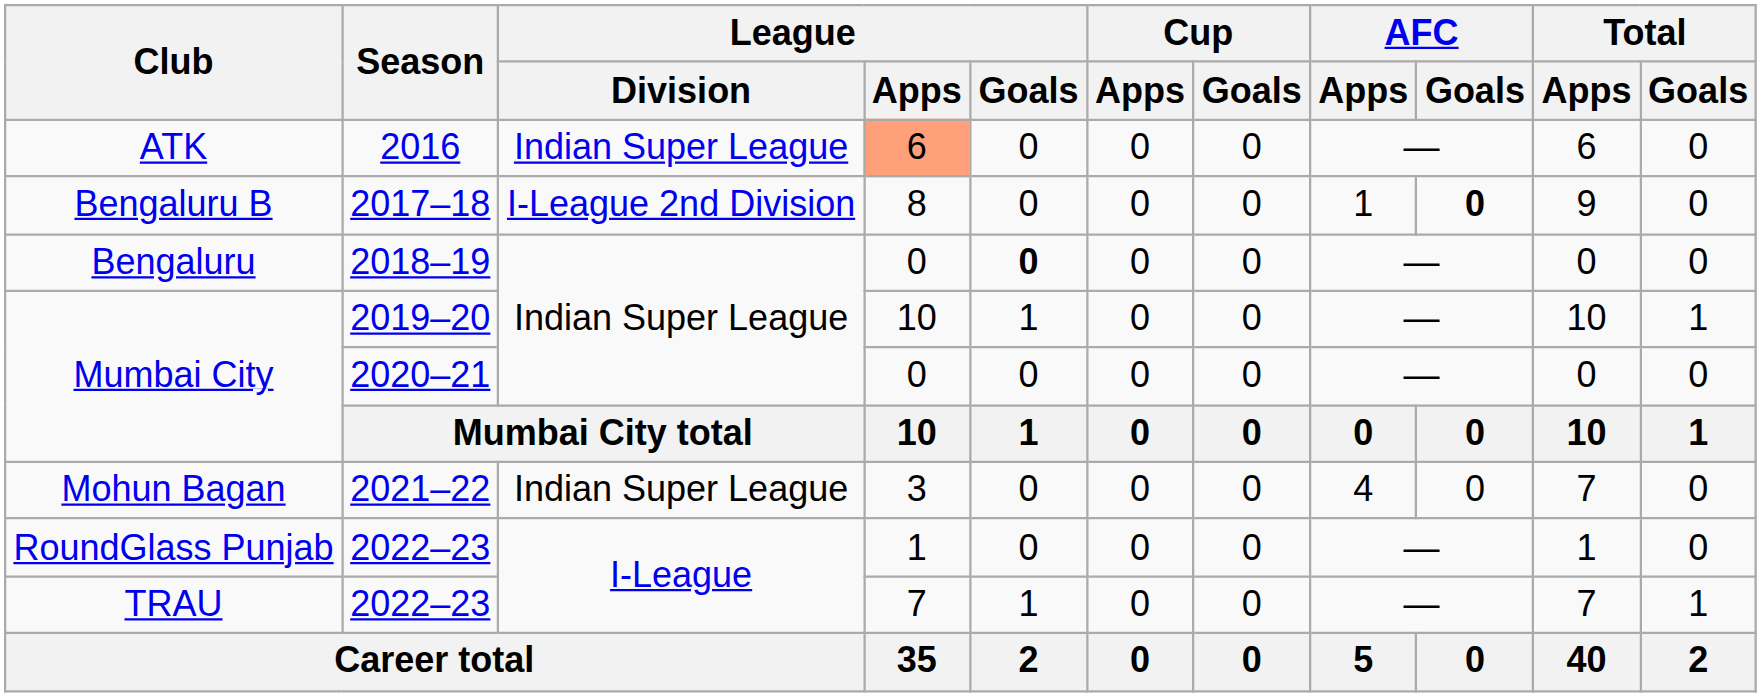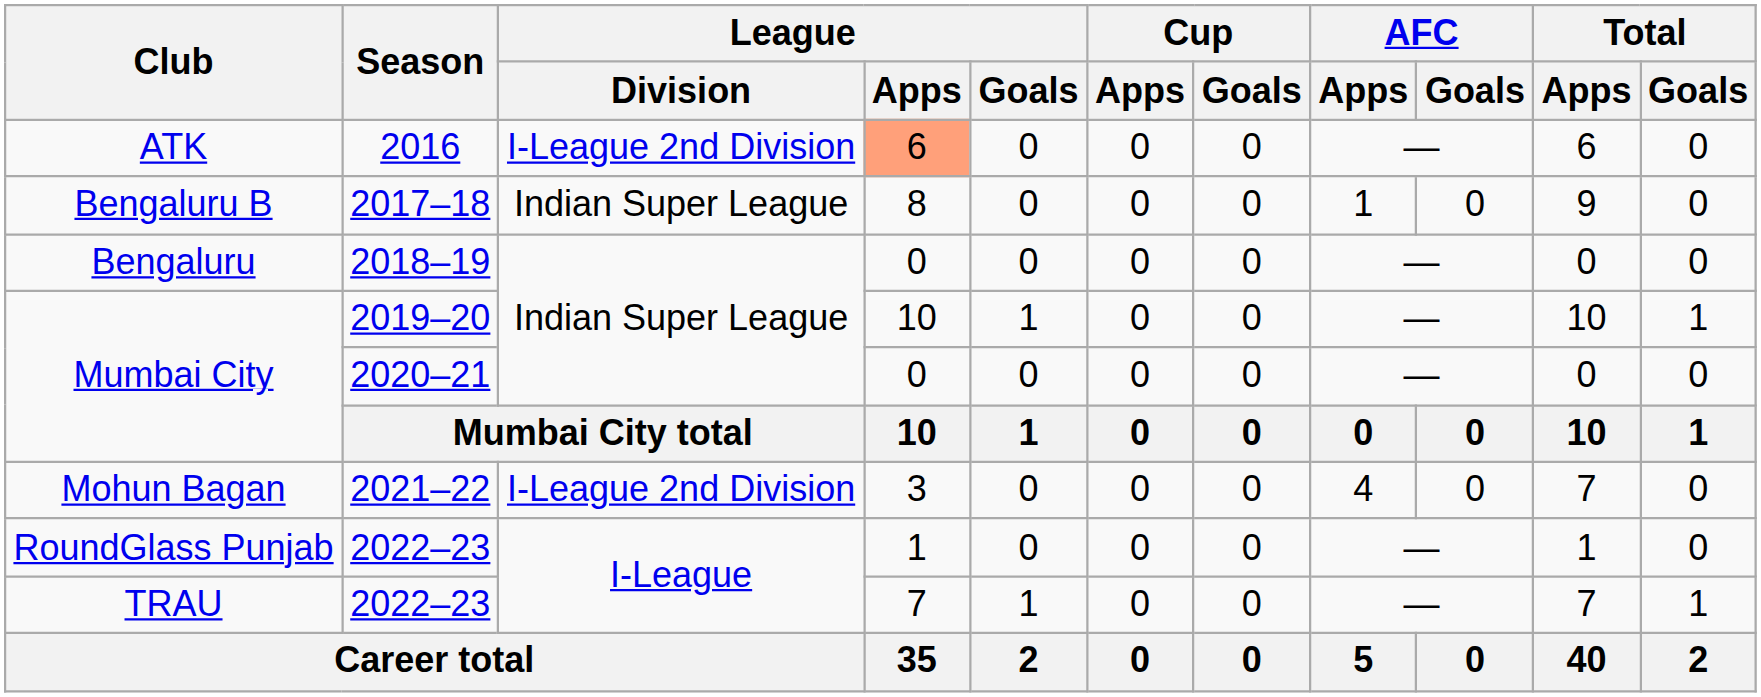(681, 147) Indian Super League -> (681, 147) I-League 2nd Division
(681, 204) I-League 2nd Division -> (681, 204) Indian Super League
(1475, 204) bold -> (1475, 204) normal
(1028, 261) bold -> (1028, 261) normal
(681, 489) Indian Super League -> (681, 489) I-League 2nd Division
